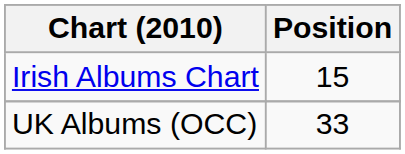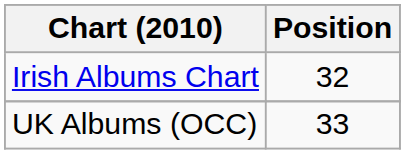(333, 76) 15 -> (333, 76) 32
